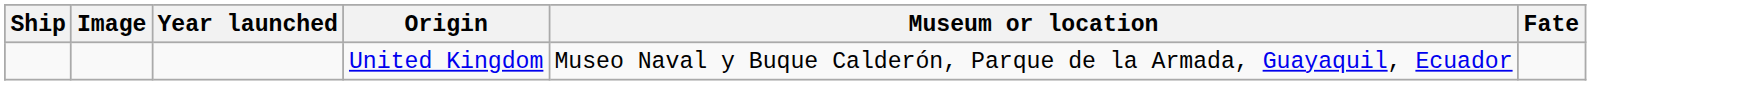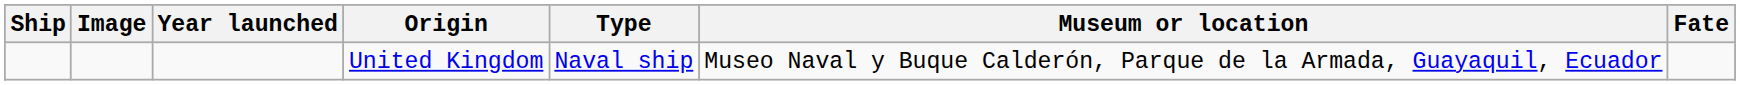+ column: (624, 24)
